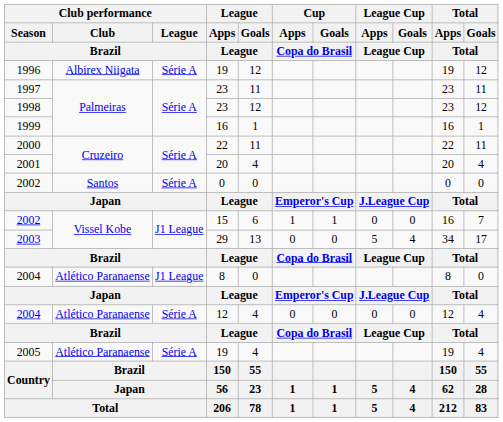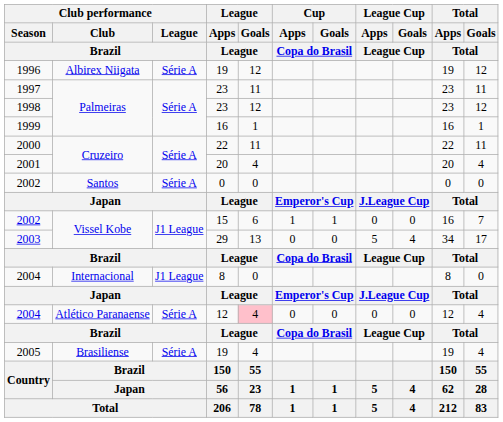(102, 276) Atlético Paranaense -> (102, 276) Internacional
(255, 314) no background -> (255, 314) pink background
(102, 351) Atlético Paranaense -> (102, 351) Brasiliense
